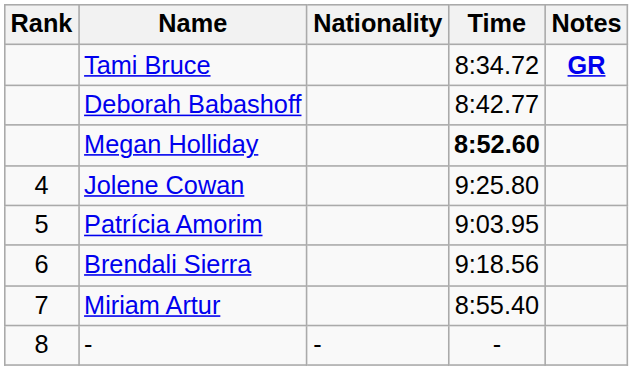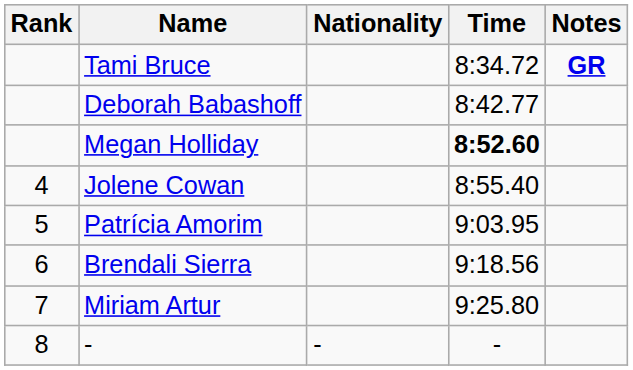(497, 184) 9:25.80 -> (497, 184) 8:55.40
(497, 305) 8:55.40 -> (497, 305) 9:25.80
